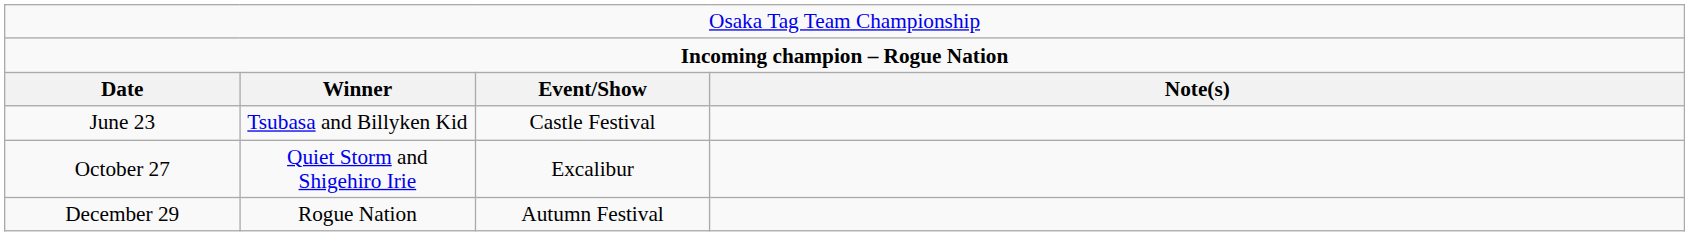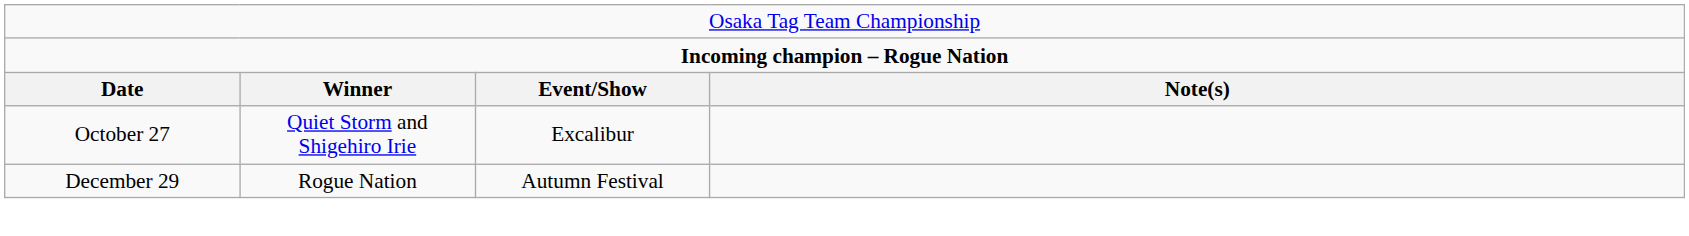- row: (122, 122)
